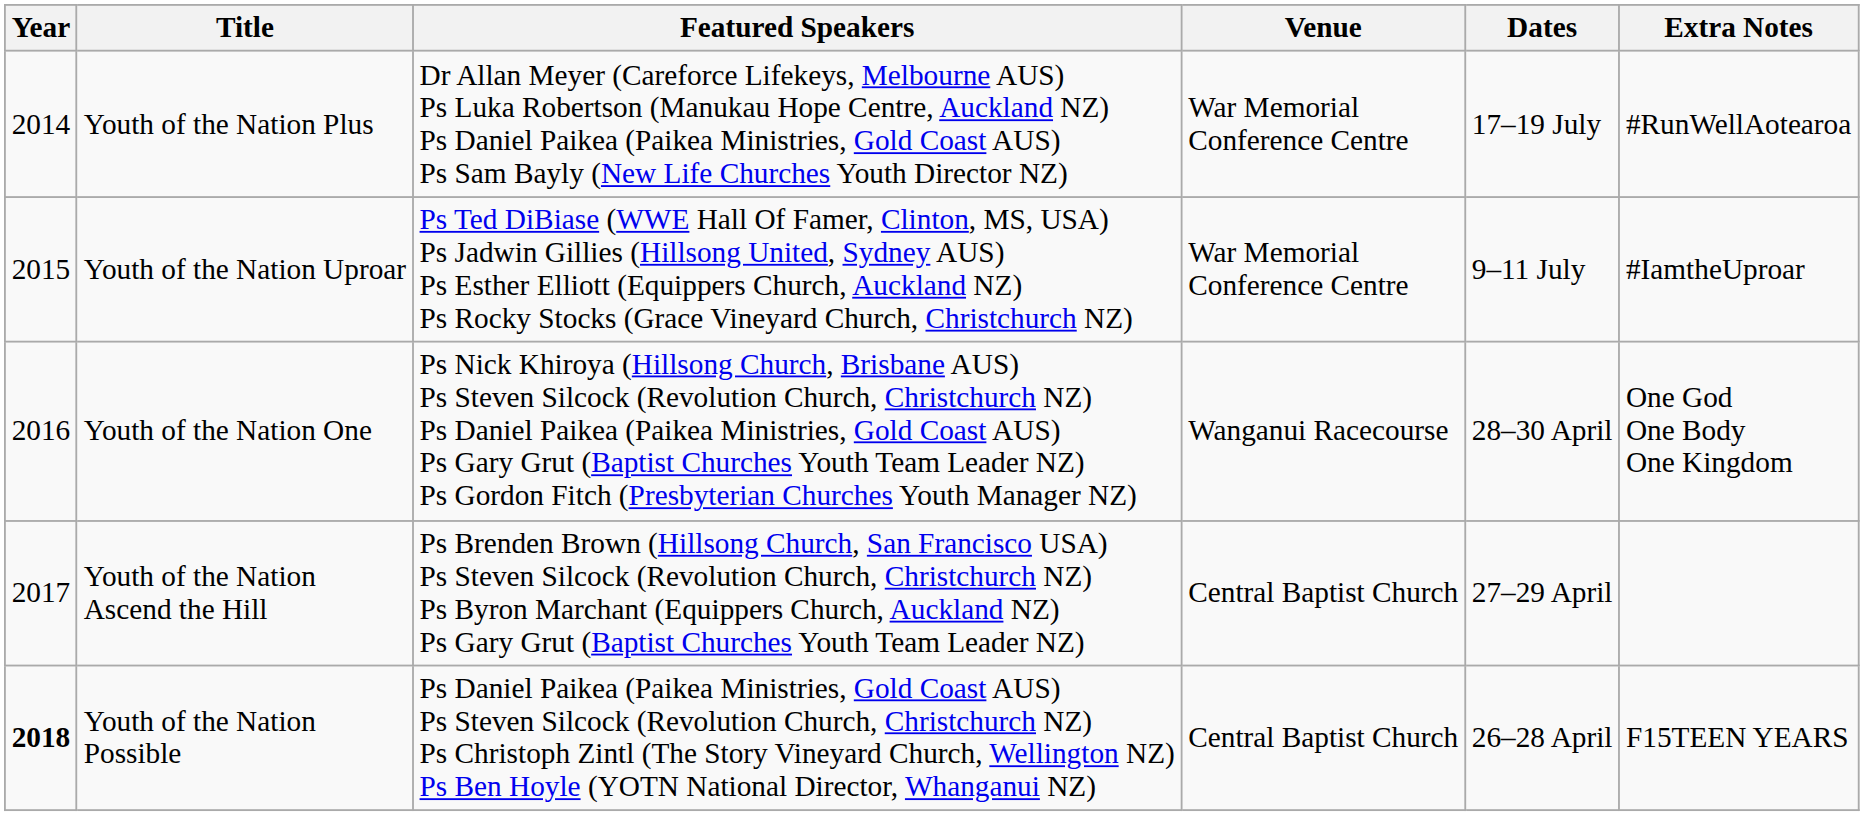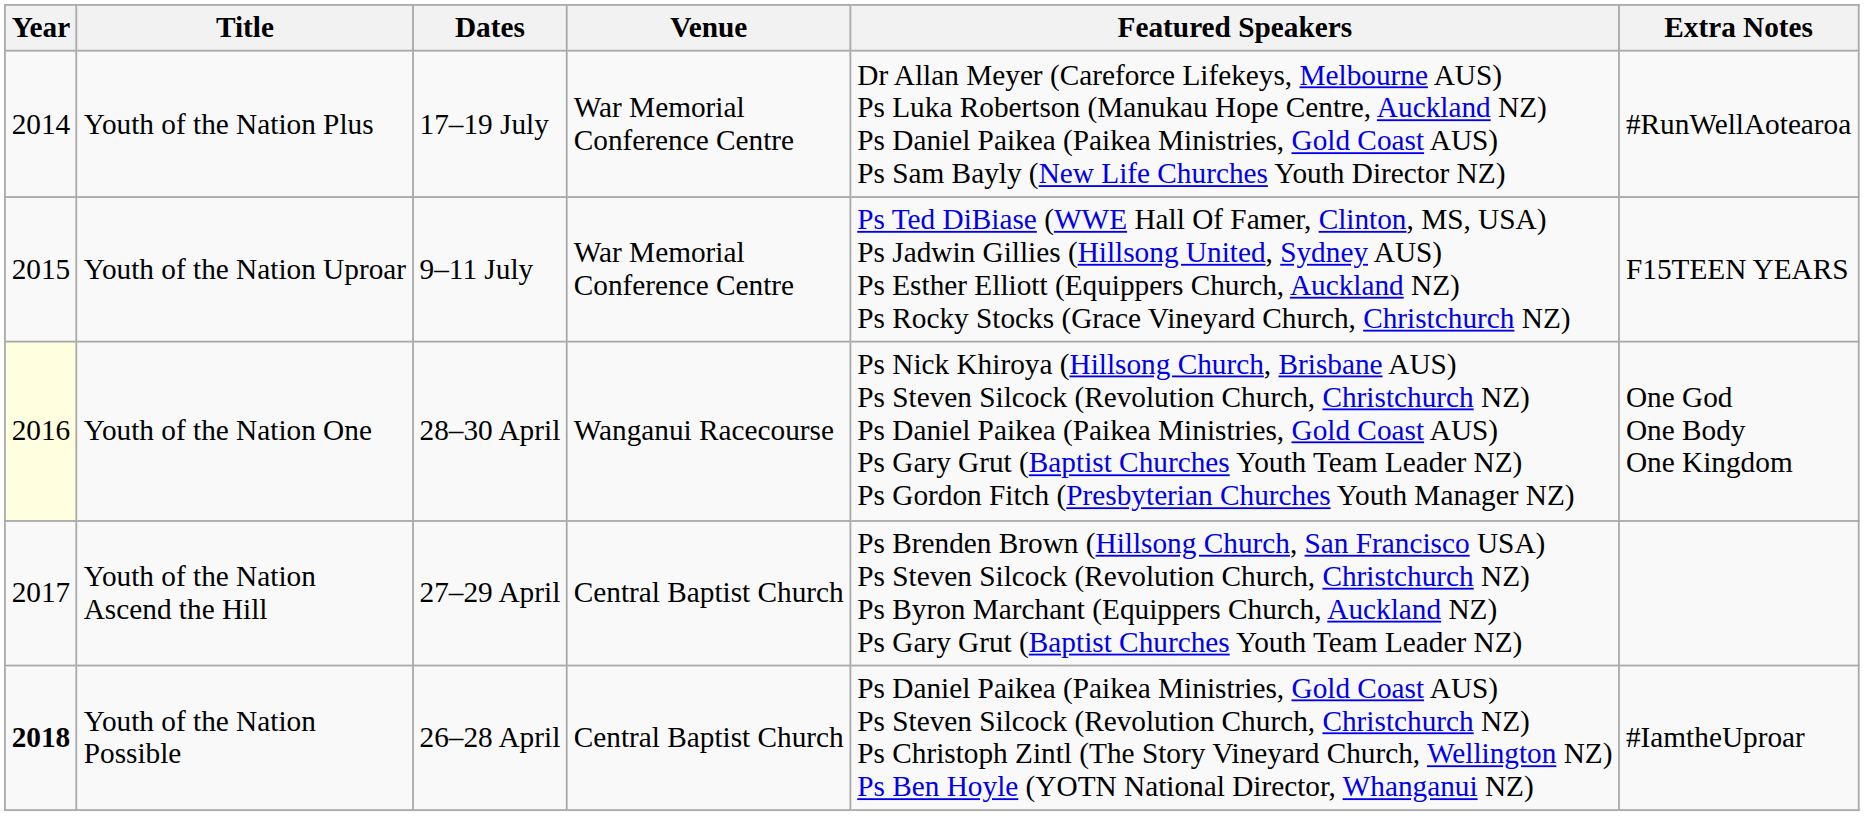columns swapped: (1542, 27) <-> (797, 27)
(1715, 268) #IamtheUproar -> (1737, 268) F15TEEN YEARS
(41, 430) no background -> (41, 430) lightyellow background
(1737, 737) F15TEEN YEARS -> (1715, 737) #IamtheUproar
